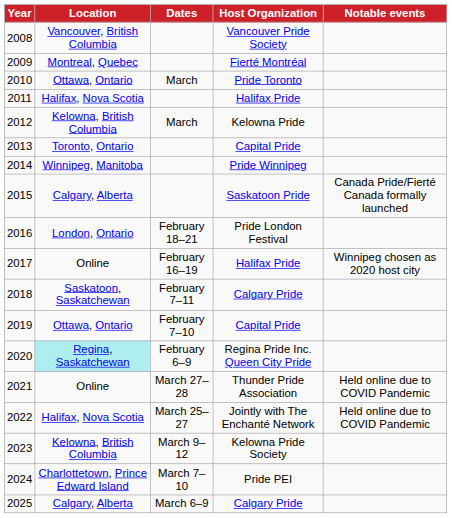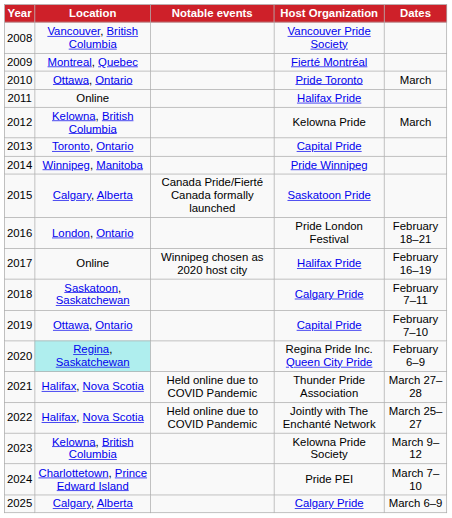columns swapped: (182, 13) <-> (385, 13)
(93, 98) Halifax, Nova Scotia -> (93, 98) Online
(93, 387) Online -> (93, 387) Halifax, Nova Scotia
